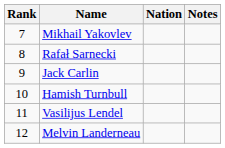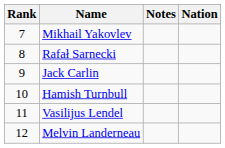columns swapped: (164, 14) <-> (203, 14)
